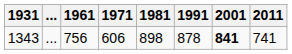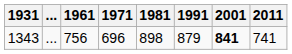(113, 37) 606 -> (113, 37) 696
(189, 37) 878 -> (189, 37) 879
